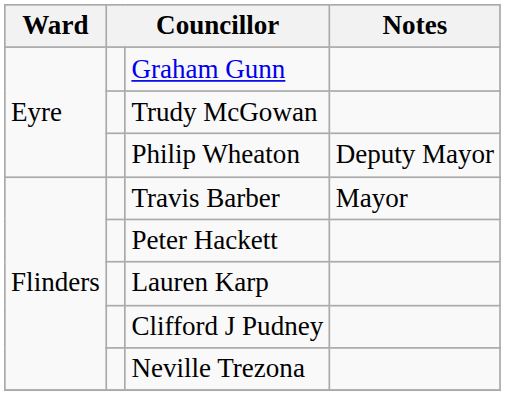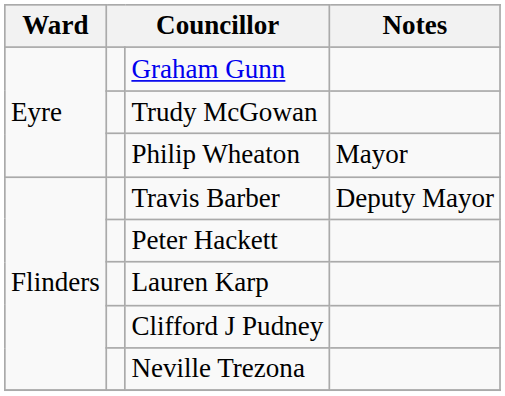(415, 154) Deputy Mayor -> (372, 154) Mayor
(372, 197) Mayor -> (415, 197) Deputy Mayor
